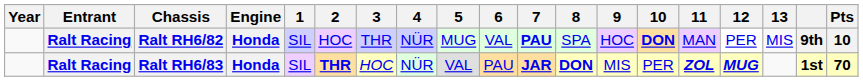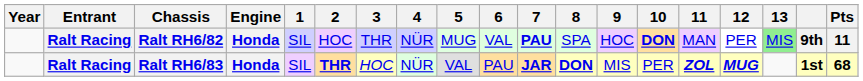(780, 40) no background -> (780, 40) lightgreen background
(842, 40) 10 -> (842, 40) 11
(842, 64) 70 -> (842, 64) 68
